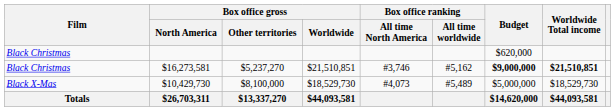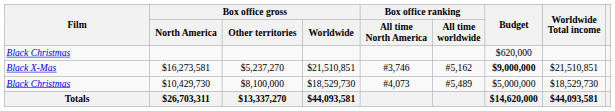(38, 68) Black Christmas -> (31, 68) Black X-Mas
(574, 68) bold -> (574, 68) normal
(31, 83) Black X-Mas -> (38, 83) Black Christmas
